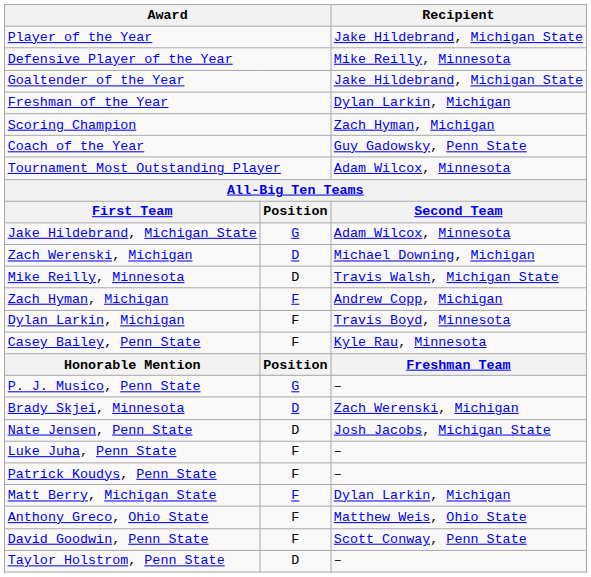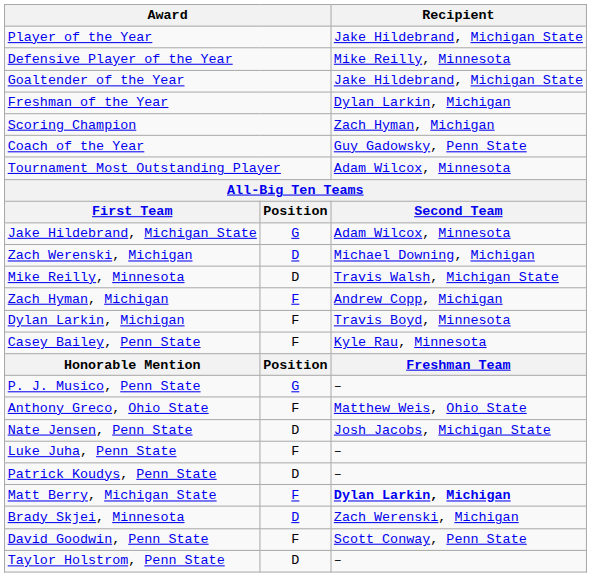rows swapped: (96, 408) <-> (108, 517)
(295, 474) F -> (295, 474) D
(422, 496) normal -> (422, 496) bold
